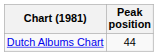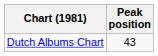(130, 42) 44 -> (130, 42) 43
